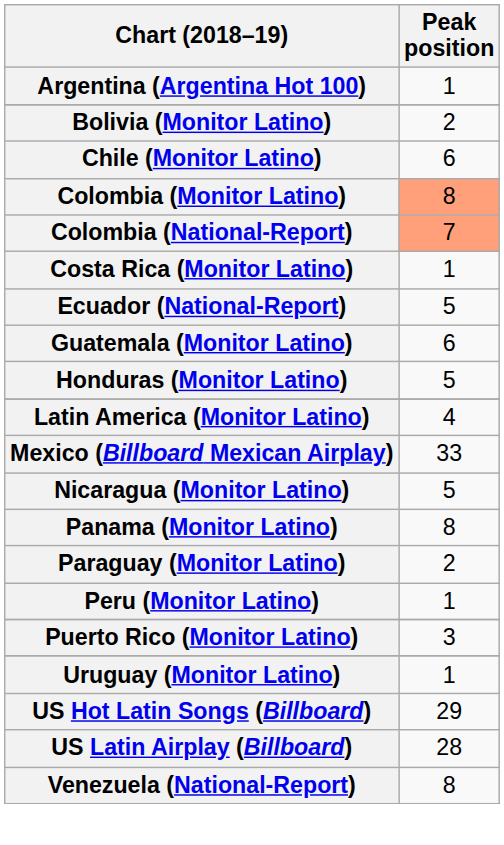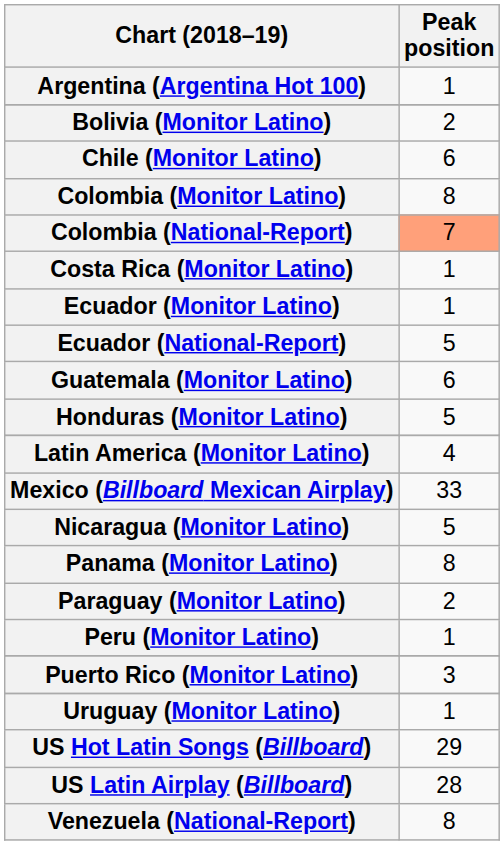(449, 196) lightsalmon background -> (449, 196) no background
+ row: (202, 306)
